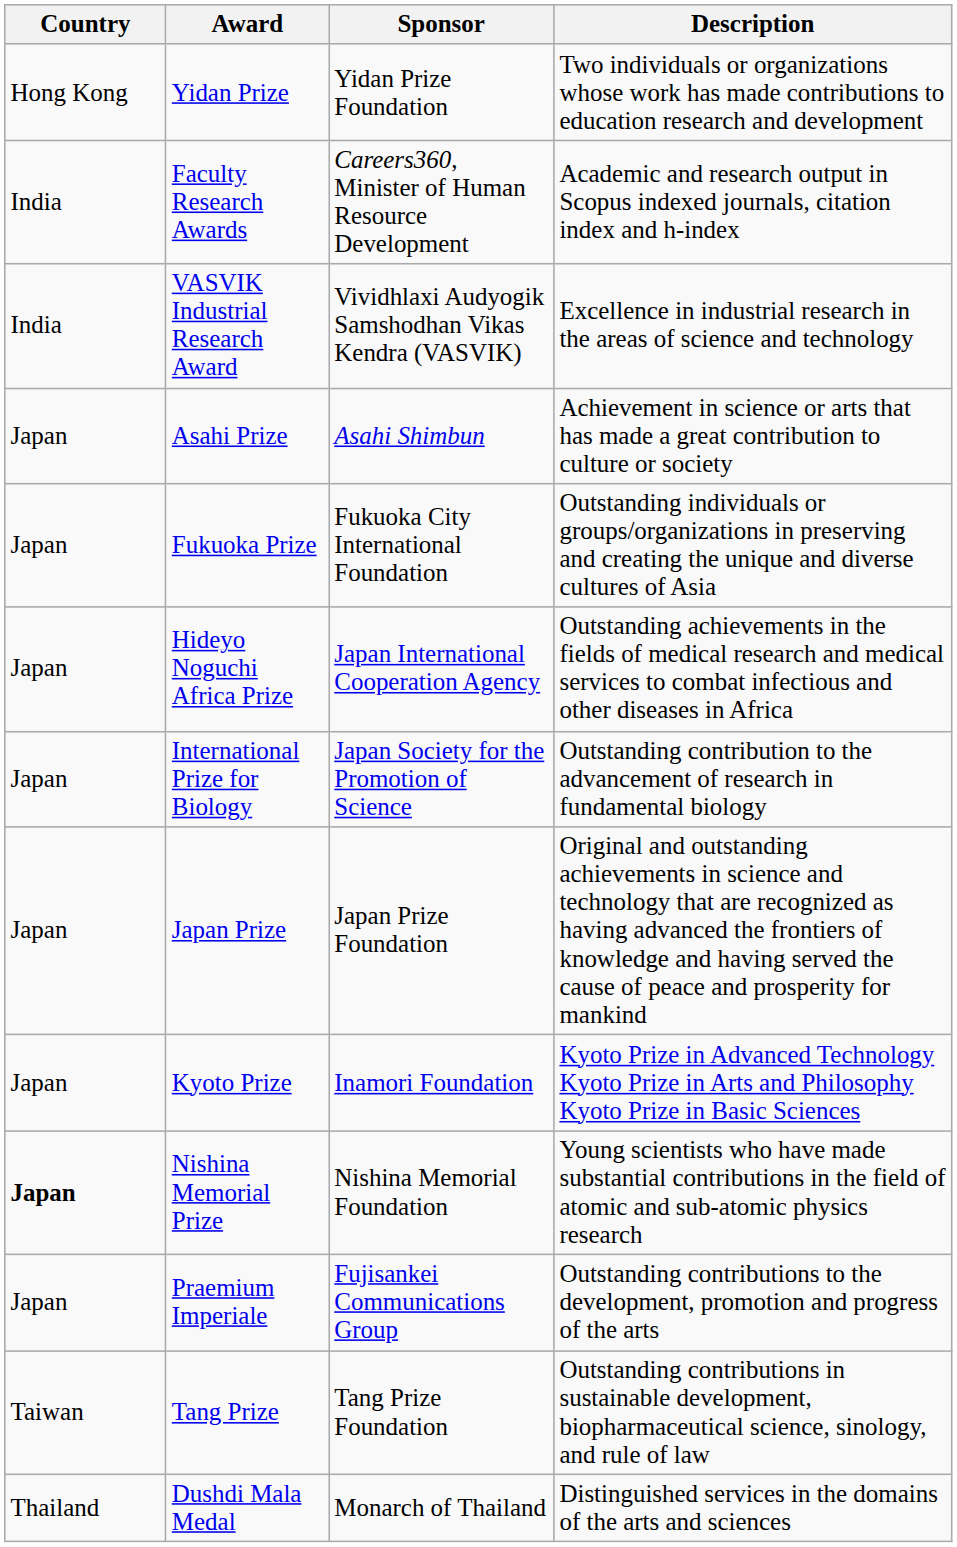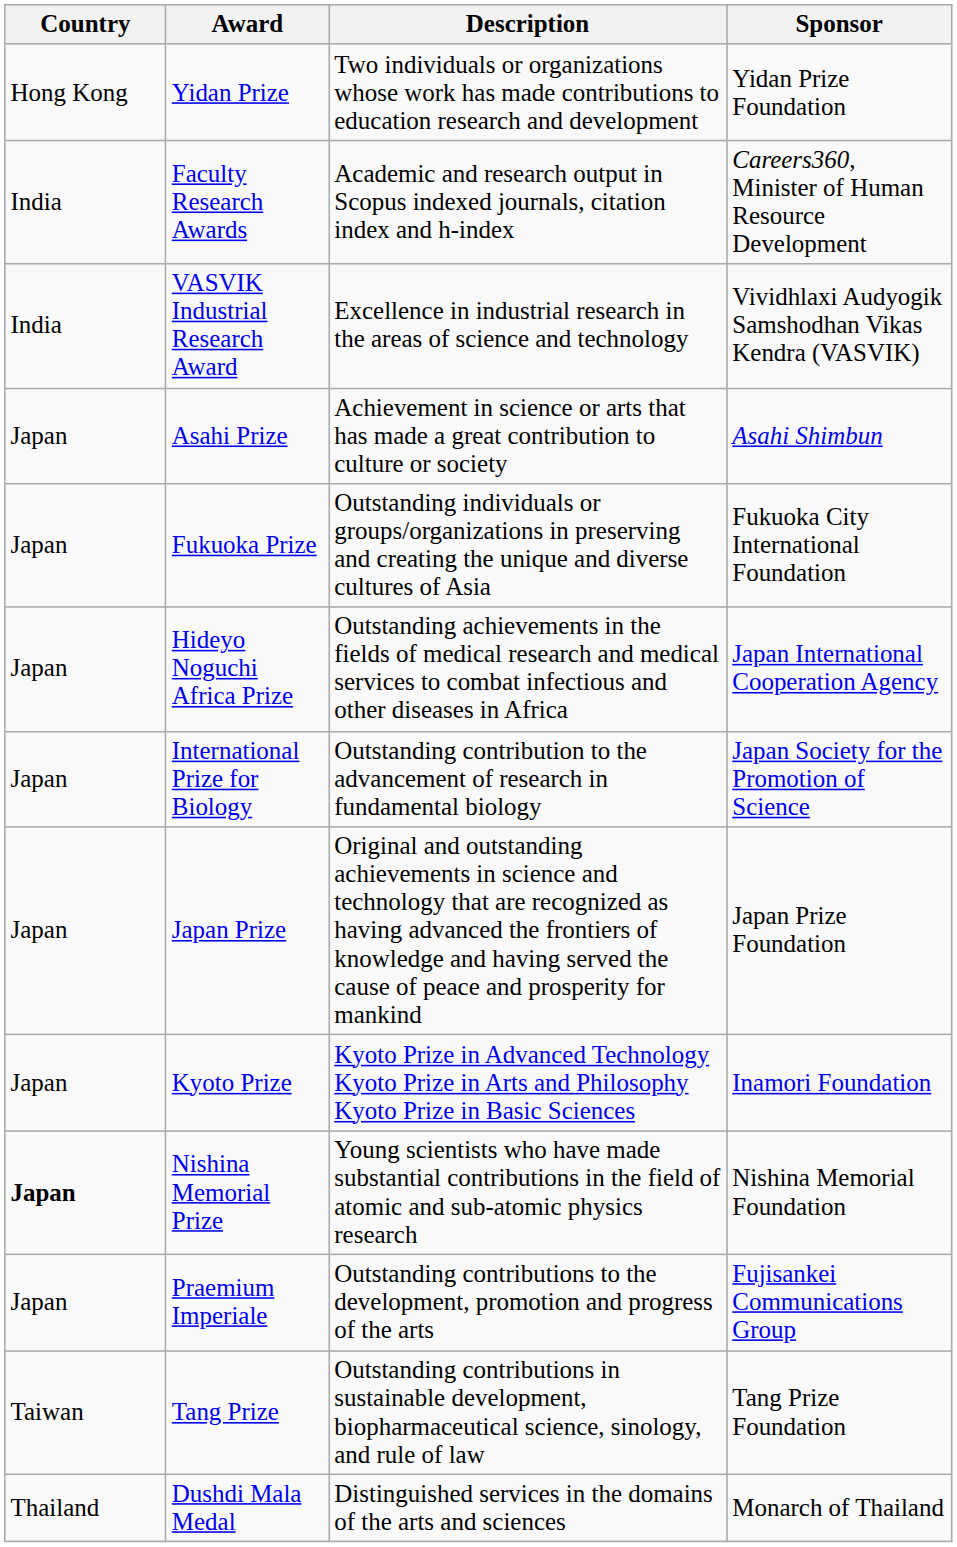columns swapped: (441, 24) <-> (753, 24)
